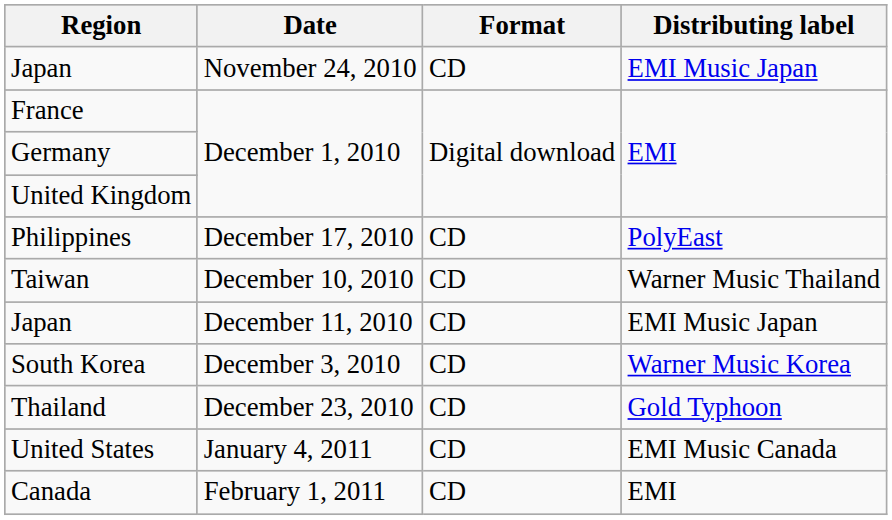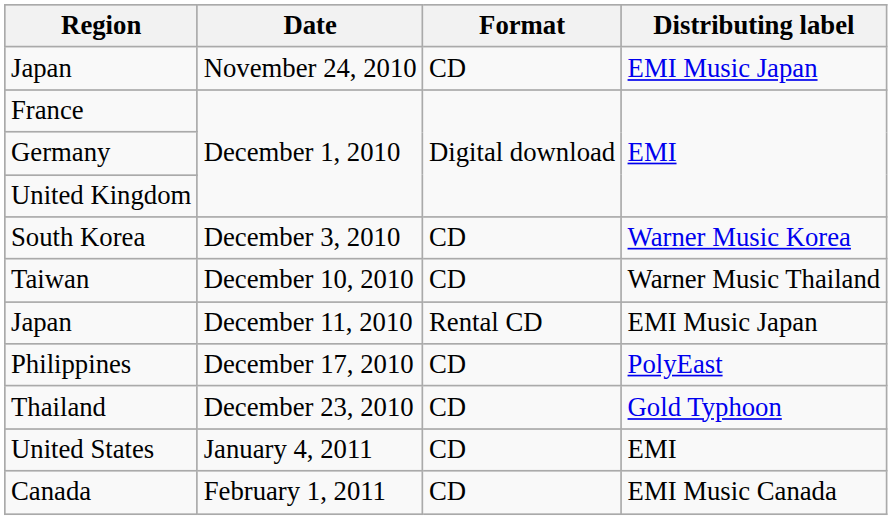rows swapped: (78, 364) <-> (71, 237)
(448, 322) CD -> (486, 322) Rental CD
(732, 449) EMI Music Canada -> (652, 449) EMI
(652, 491) EMI -> (732, 491) EMI Music Canada
